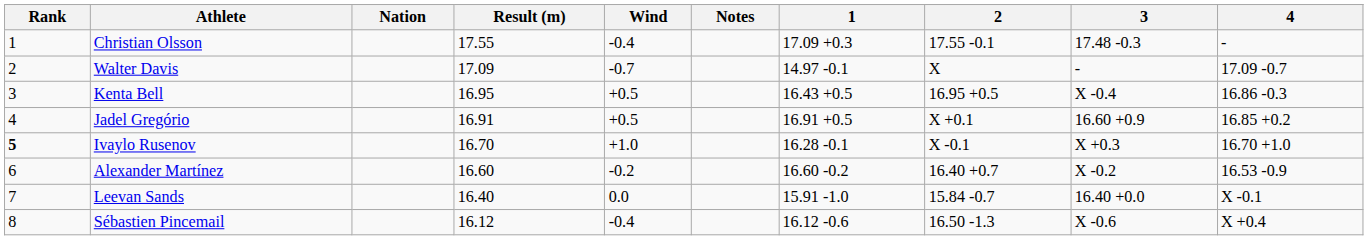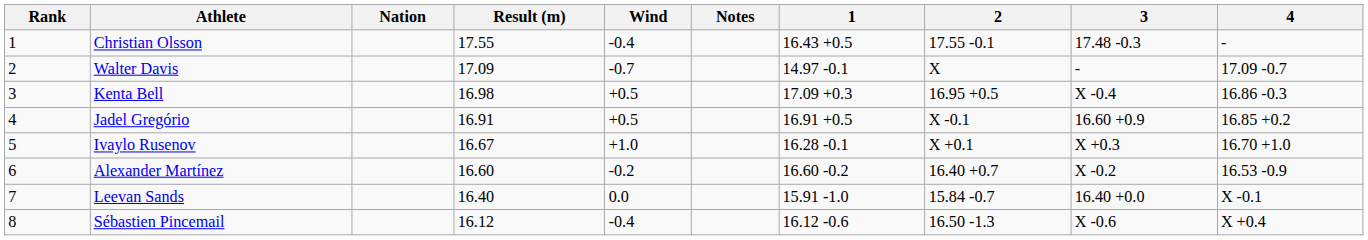(817, 42) 17.09 +0.3 -> (817, 42) 16.43 +0.5
(476, 94) 16.95 -> (476, 94) 16.98
(817, 94) 16.43 +0.5 -> (817, 94) 17.09 +0.3
(951, 119) X +0.1 -> (949, 119) X -0.1
(12, 145) bold -> (12, 145) normal
(476, 145) 16.70 -> (476, 145) 16.67
(949, 145) X -0.1 -> (951, 145) X +0.1
